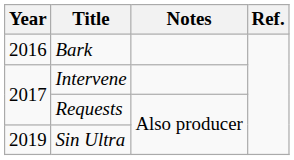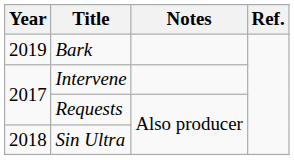(28, 49) 2016 -> (28, 49) 2019
(28, 139) 2019 -> (28, 139) 2018
